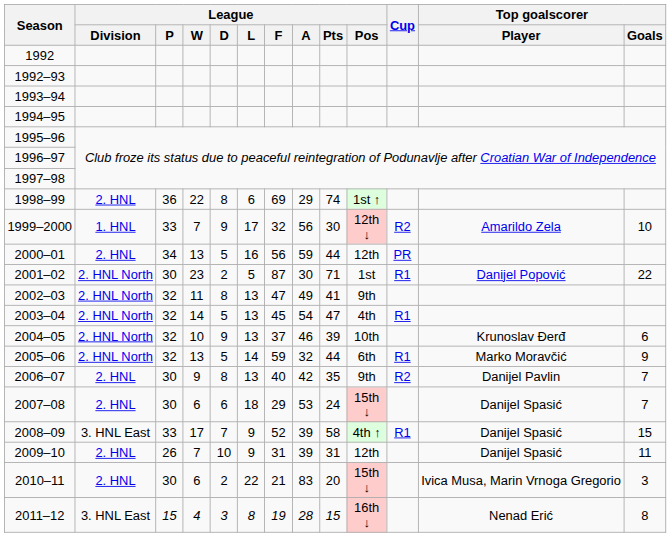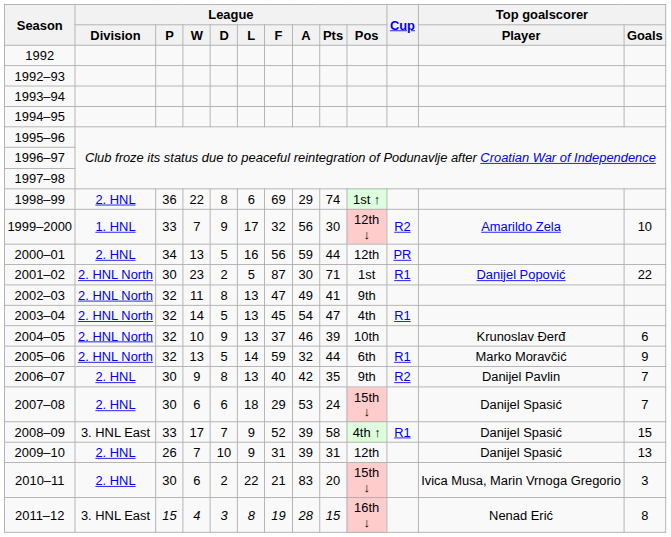(645, 453) 11 -> (645, 453) 13
